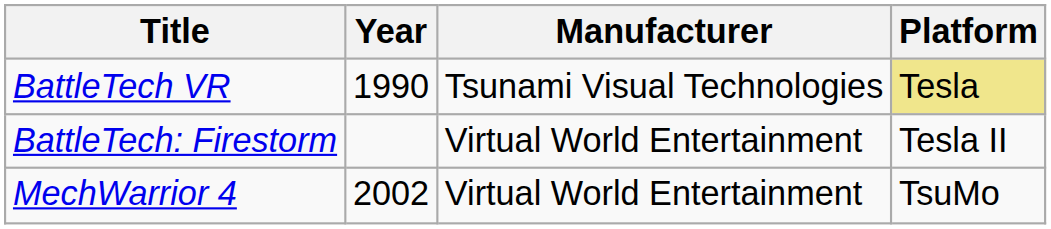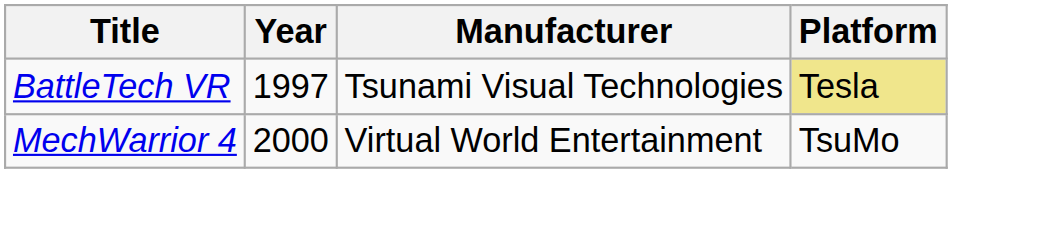(391, 85) 1990 -> (291, 85) 1997
- row: (175, 140)
(391, 194) 2002 -> (291, 140) 2000
